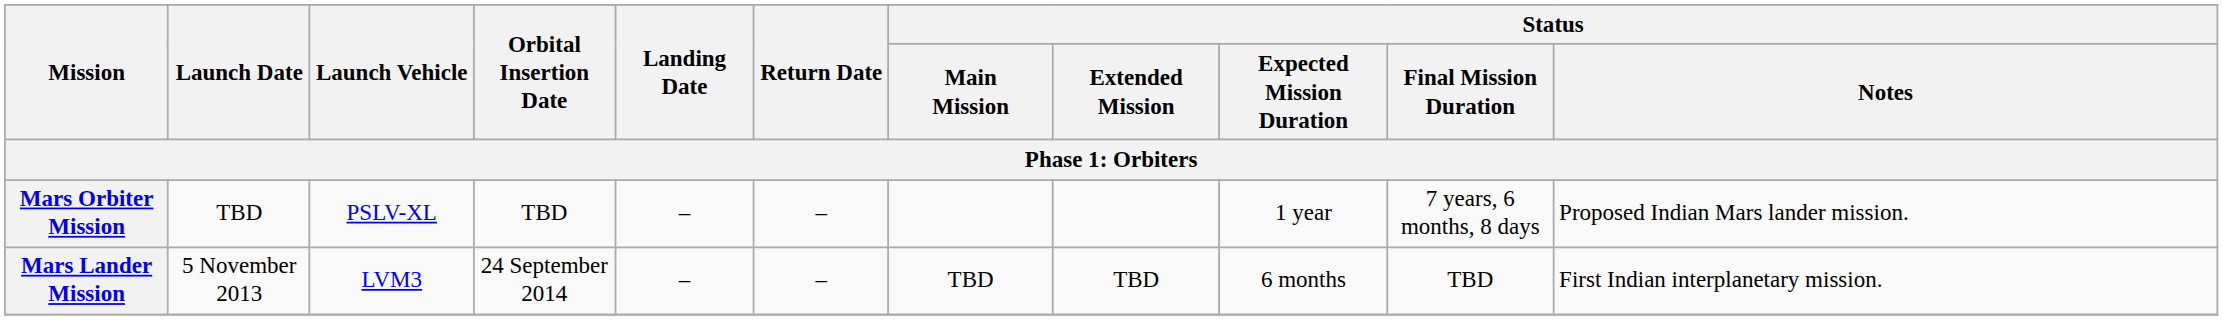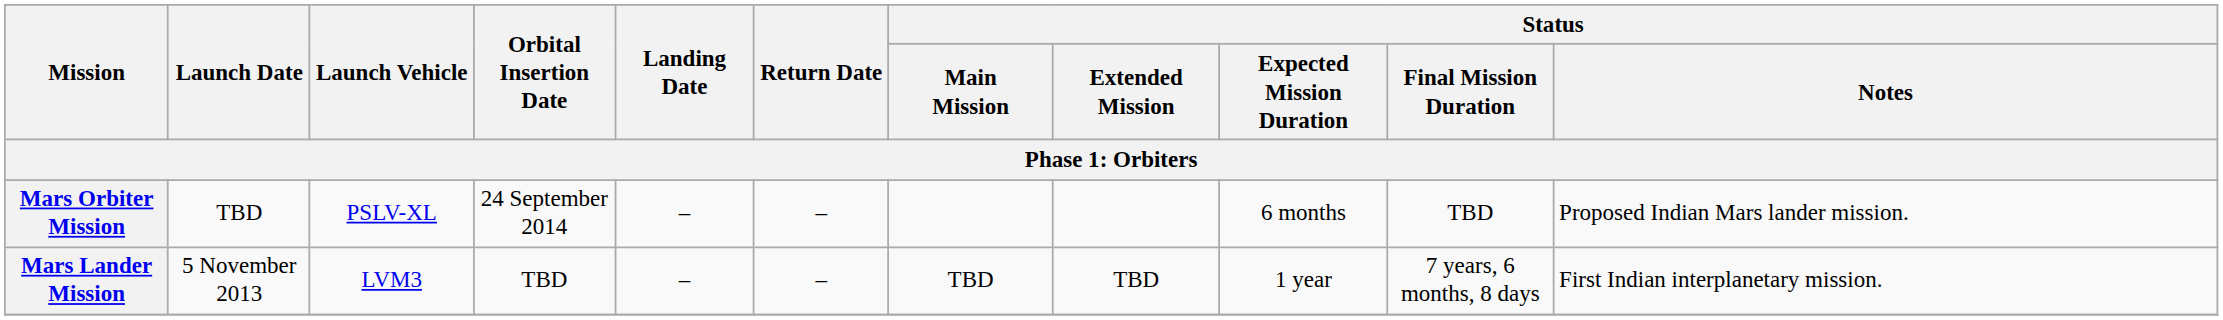(544, 212) TBD -> (544, 212) 24 September 2014
(1303, 212) 1 year -> (1303, 212) 6 months
(1470, 212) 7 years, 6 months, 8 days -> (1470, 212) TBD
(544, 280) 24 September 2014 -> (544, 280) TBD
(1303, 280) 6 months -> (1303, 280) 1 year
(1470, 280) TBD -> (1470, 280) 7 years, 6 months, 8 days
